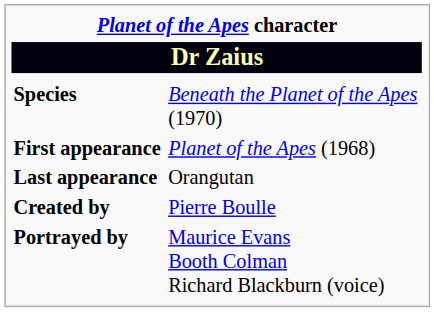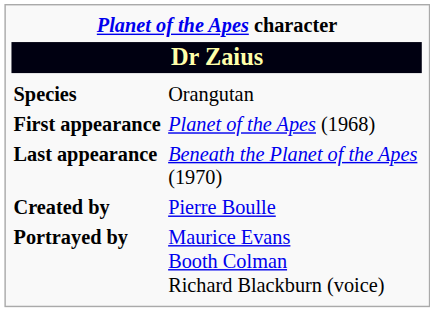(293, 106) Beneath the Planet of the Apes (1970) -> (211, 94) Orangutan
(211, 177) Orangutan -> (293, 165) Beneath the Planet of the Apes (1970)
